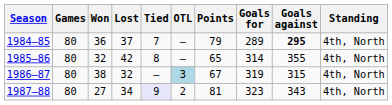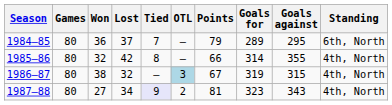(296, 41) bold -> (296, 41) normal
(354, 41) 4th, North -> (354, 41) 6th, North
(216, 58) 65 -> (216, 58) 66
